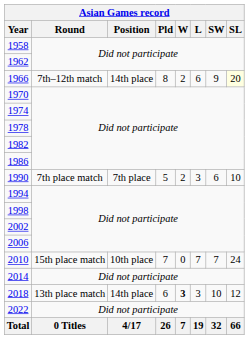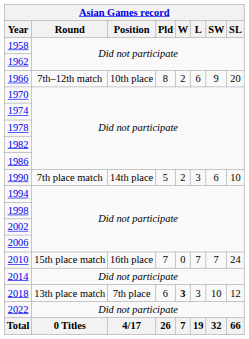(132, 78) 14th place -> (132, 78) 10th place
(235, 78) lightyellow background -> (235, 78) no background
(132, 177) 7th place -> (132, 177) 14th place
(132, 260) 10th place -> (132, 260) 16th place
(132, 293) 14th place -> (132, 293) 7th place
